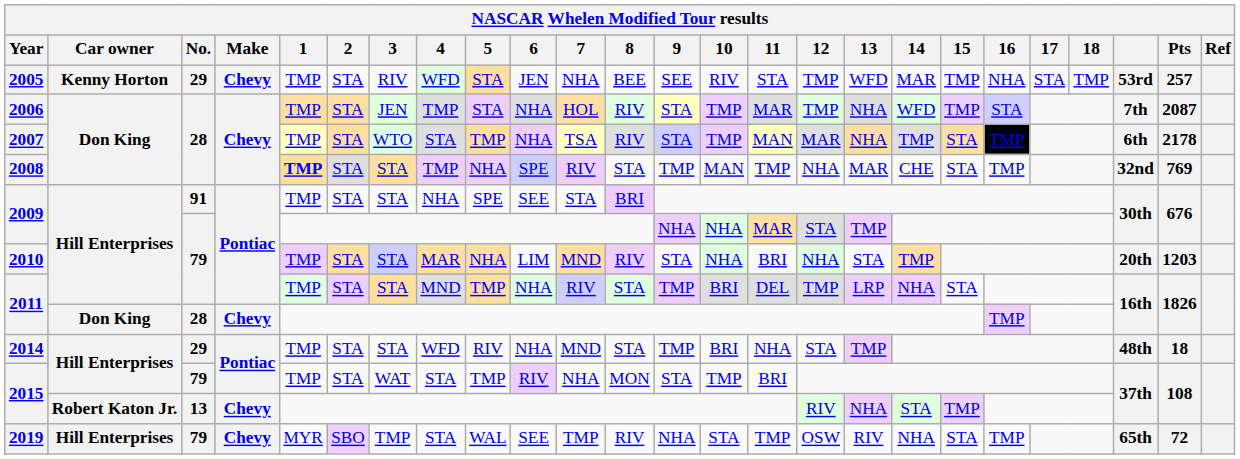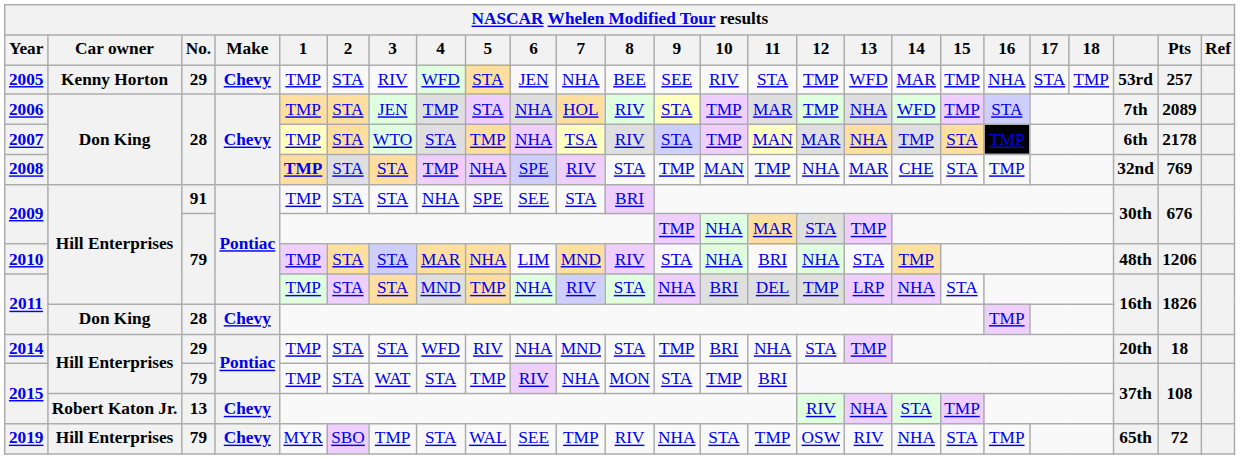(1179, 109) 2087 -> (1179, 109) 2089
(677, 228) NHA -> (677, 228) TMP
(1136, 258) 20th -> (1136, 258) 48th
(1179, 258) 1203 -> (1179, 258) 1206
(677, 288) TMP -> (677, 288) NHA
(1136, 348) 48th -> (1136, 348) 20th
